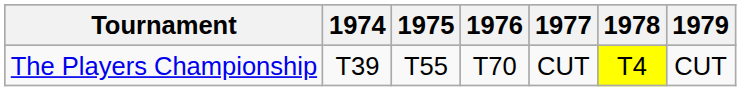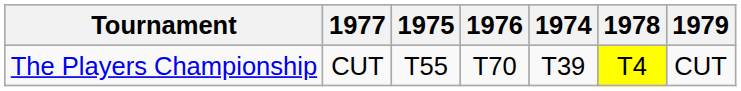columns swapped: (357, 25) <-> (563, 25)
